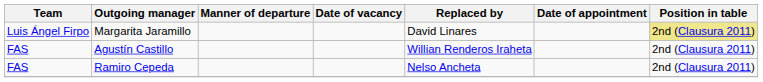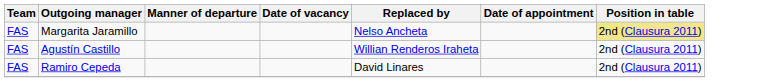(48, 31) Luis Ángel Firpo -> (18, 31) FAS
(442, 31) David Linares -> (391, 31) Nelso Ancheta
(444, 67) Nelso Ancheta -> (389, 67) David Linares
